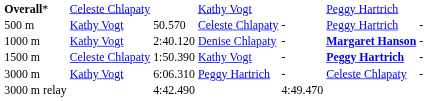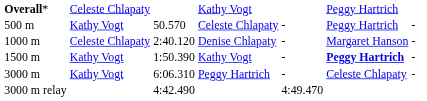(97, 41) Kathy Vogt -> (110, 41) Celeste Chlapaty
(371, 41) bold -> (367, 41) normal
(110, 57) Celeste Chlapaty -> (97, 57) Kathy Vogt
